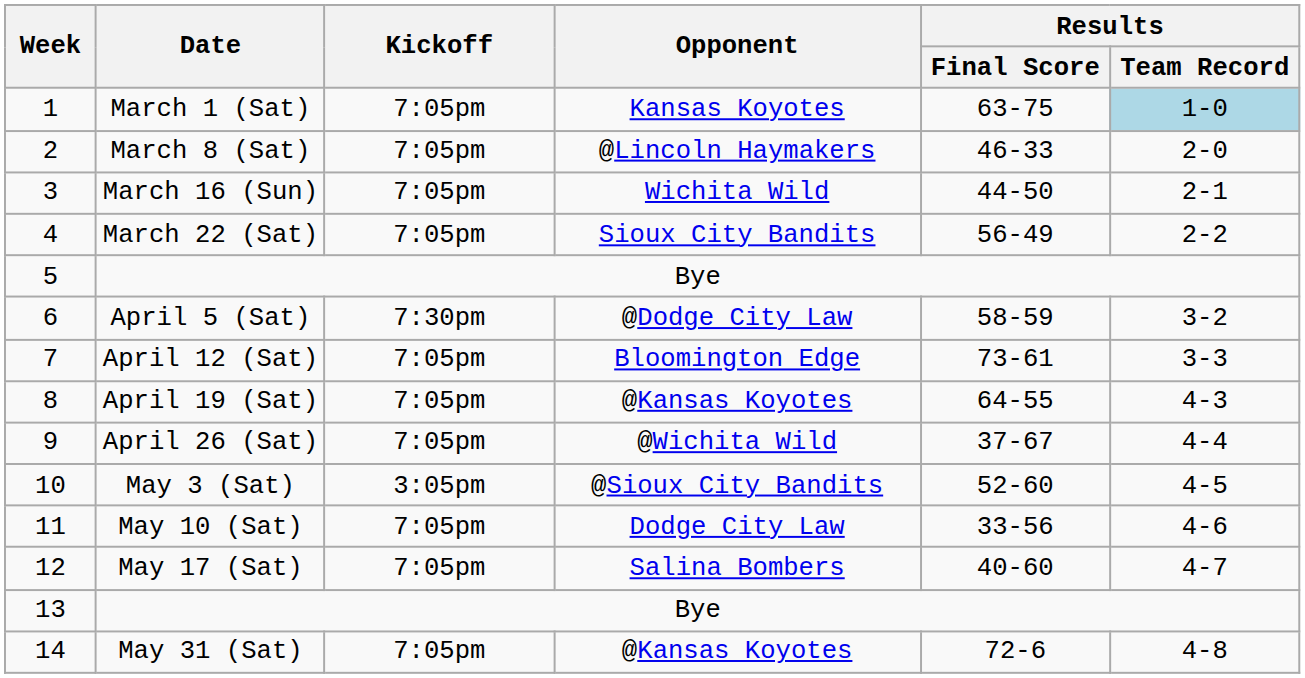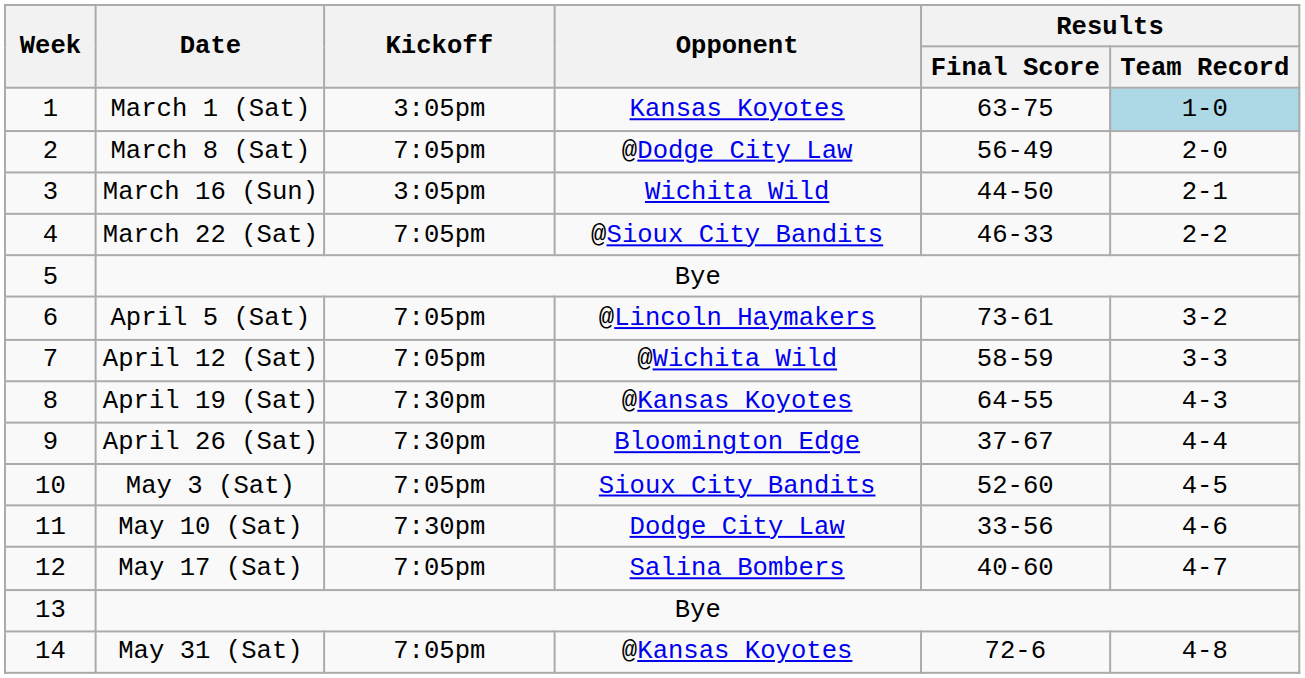(439, 109) 7:05pm -> (439, 109) 3:05pm
(737, 151) @Lincoln Haymakers -> (737, 151) @Dodge City Law
(1015, 151) 46-33 -> (1015, 151) 56-49
(439, 193) 7:05pm -> (439, 193) 3:05pm
(737, 235) Sioux City Bandits -> (737, 235) @Sioux City Bandits
(1015, 235) 56-49 -> (1015, 235) 46-33
(439, 318) 7:30pm -> (439, 318) 7:05pm
(737, 318) @Dodge City Law -> (737, 318) @Lincoln Haymakers
(1015, 318) 58-59 -> (1015, 318) 73-61
(737, 360) Bloomington Edge -> (737, 360) @Wichita Wild
(1015, 360) 73-61 -> (1015, 360) 58-59
(439, 402) 7:05pm -> (439, 402) 7:30pm
(439, 443) 7:05pm -> (439, 443) 7:30pm
(737, 443) @Wichita Wild -> (737, 443) Bloomington Edge
(439, 485) 3:05pm -> (439, 485) 7:05pm
(737, 485) @Sioux City Bandits -> (737, 485) Sioux City Bandits
(439, 527) 7:05pm -> (439, 527) 7:30pm
